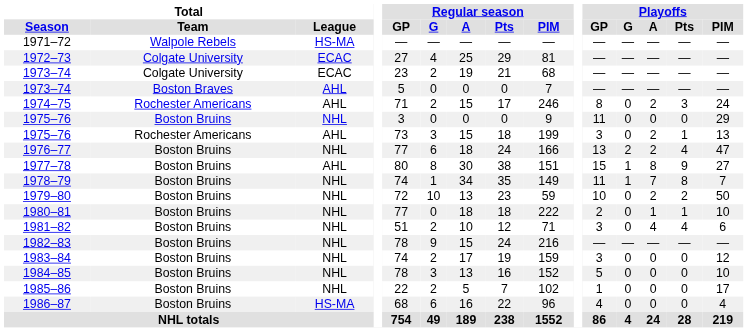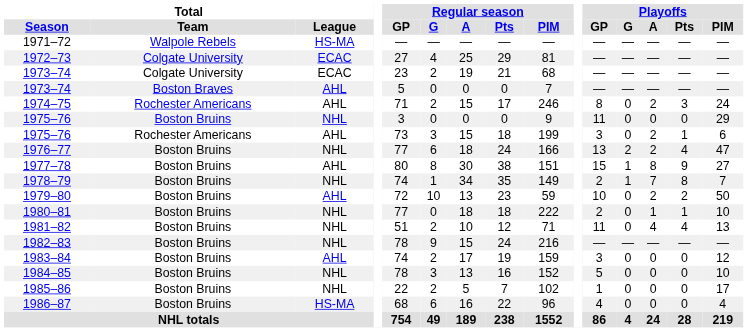(723, 135) 13 -> (723, 135) 6
(599, 181) 11 -> (599, 181) 2
(335, 196) NHL -> (335, 196) AHL
(599, 227) 3 -> (599, 227) 11
(723, 227) 6 -> (723, 227) 13
(335, 258) NHL -> (335, 258) AHL
